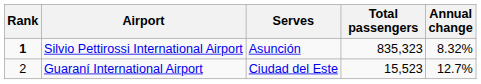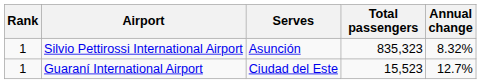(23, 48) bold -> (23, 48) normal
(23, 68) 2 -> (23, 68) 1
